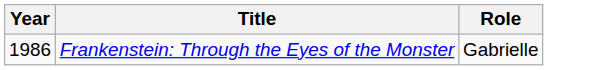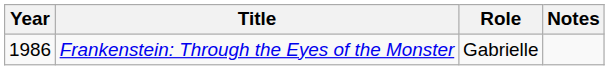+ column: (573, 19)
